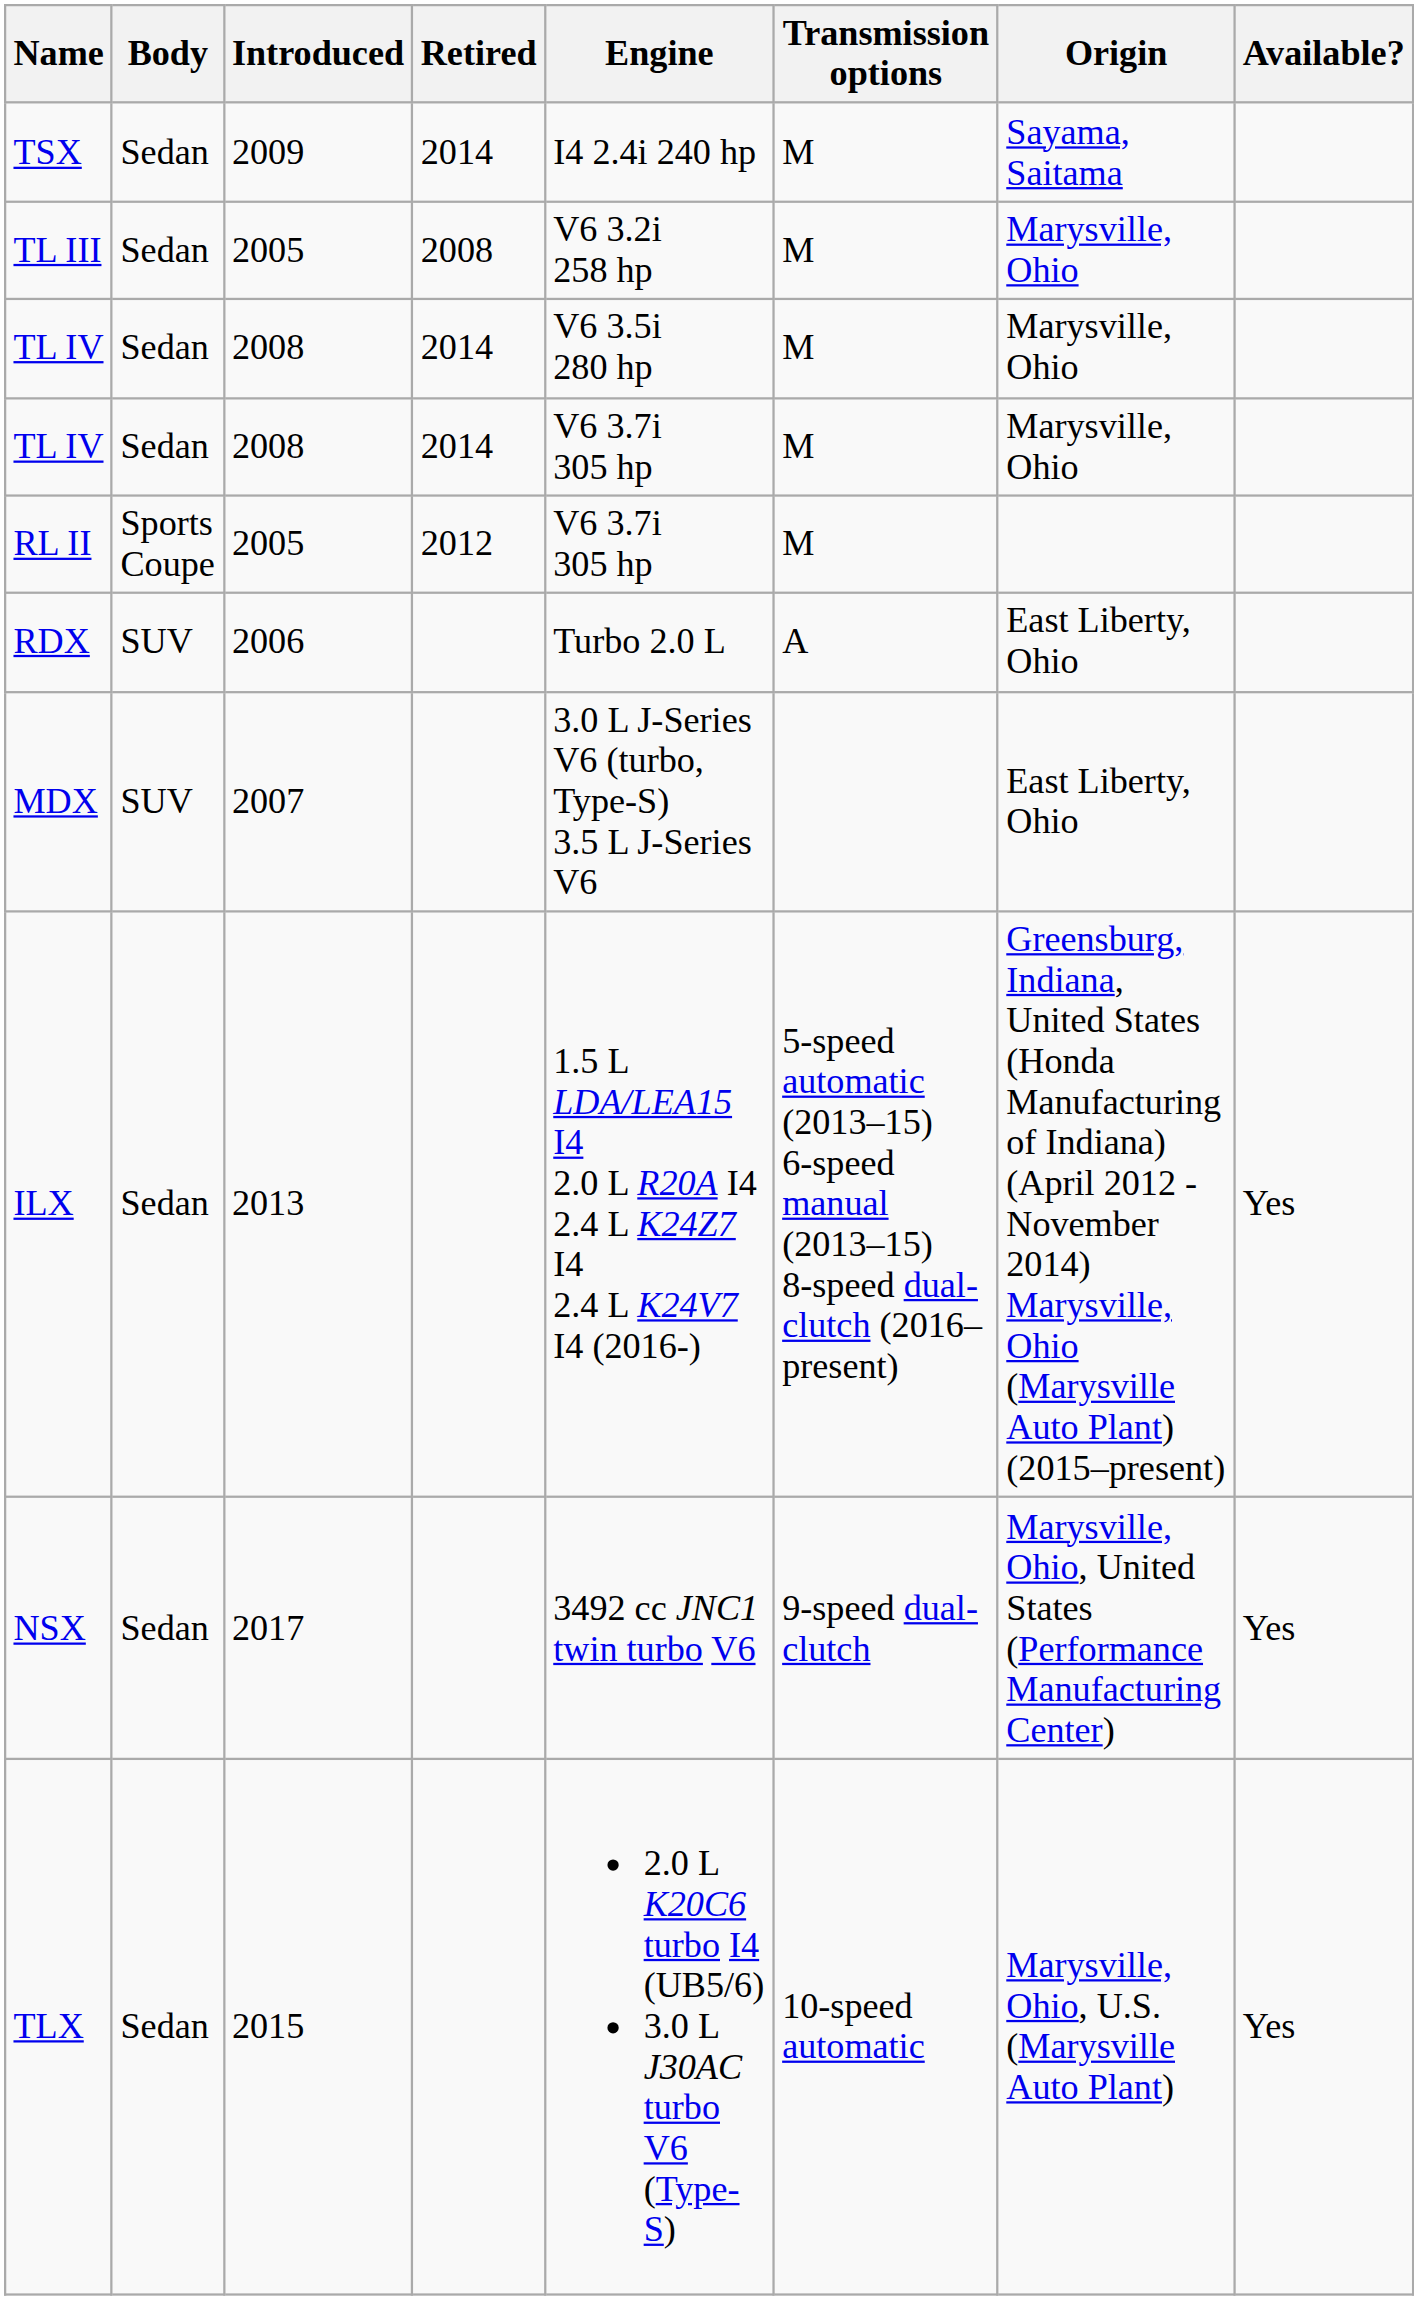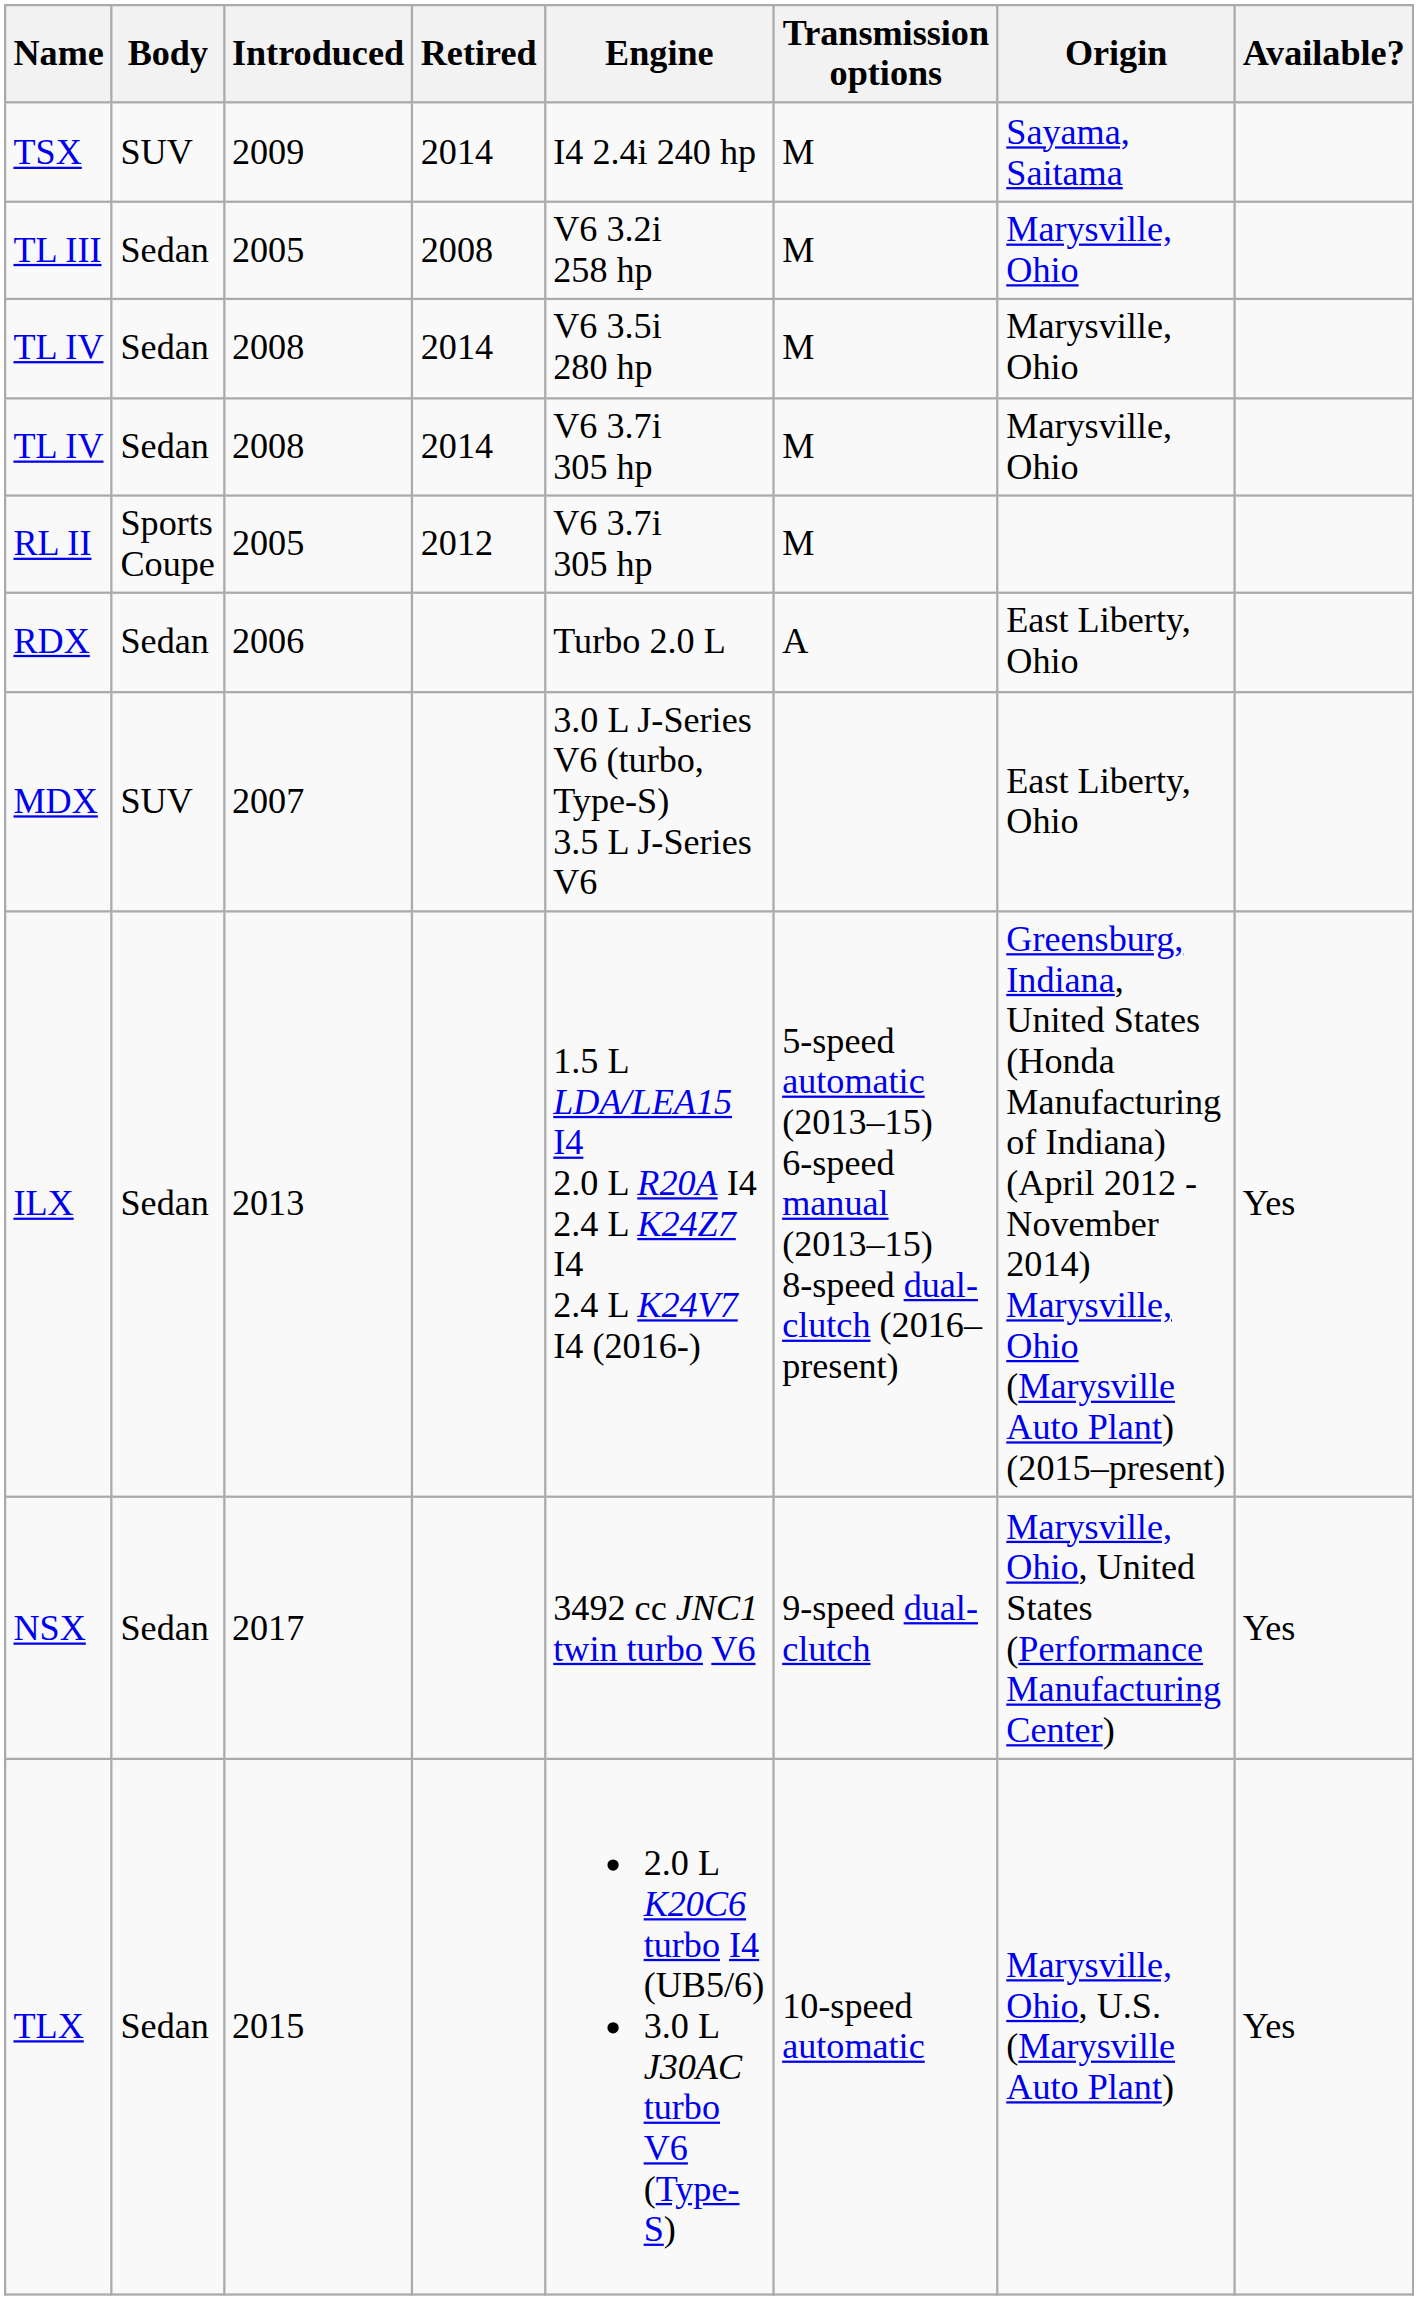(165, 151) Sedan -> (157, 151) SUV
(157, 641) SUV -> (165, 641) Sedan
